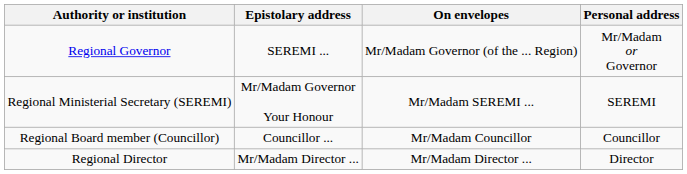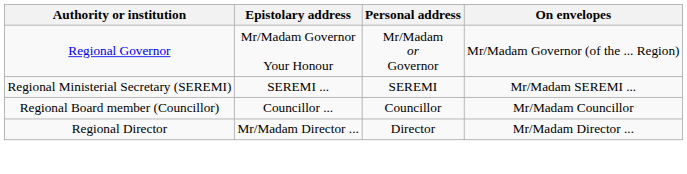columns swapped: (631, 15) <-> (471, 15)
(298, 51) SEREMI ... -> (298, 51) Mr/Madam Governor Your Honour
(298, 101) Mr/Madam Governor Your Honour -> (298, 87) SEREMI ...
